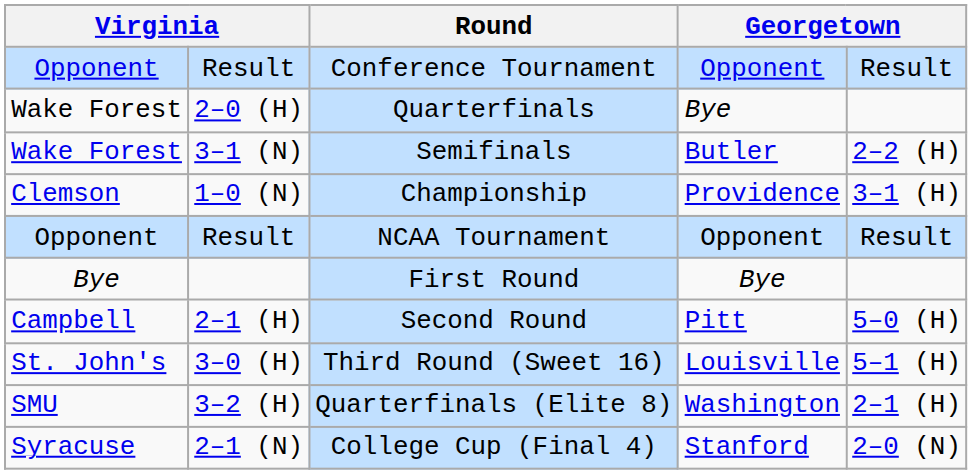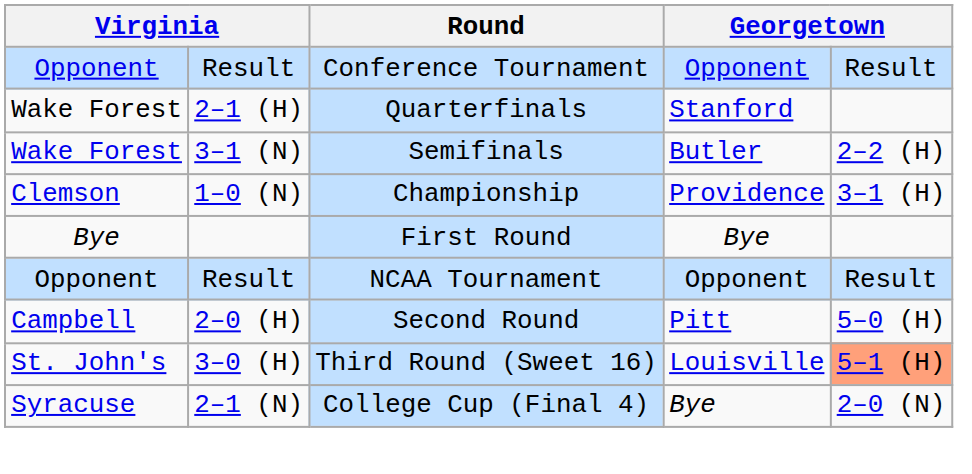(249, 110) 2–0 (H) -> (249, 110) 2–1 (H)
(708, 110) Bye -> (731, 110) Stanford
rows swapped: (494, 237) <-> (494, 279)
(249, 321) 2–1 (H) -> (249, 321) 2–0 (H)
(907, 363) no background -> (891, 363) lightsalmon background
- row: (494, 406)
(747, 448) Stanford -> (692, 406) Bye
